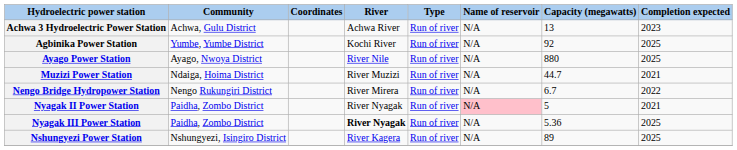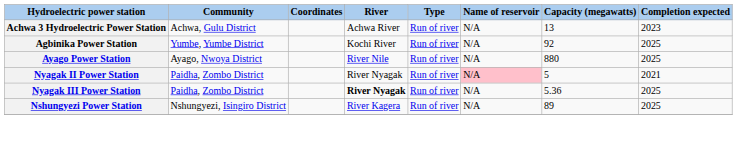- row: (86, 75)
- row: (86, 91)
